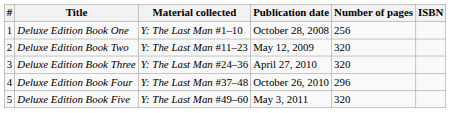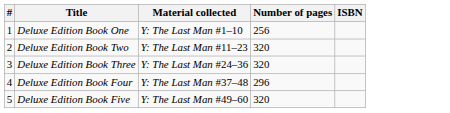- column: (291, 13)
